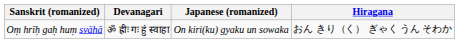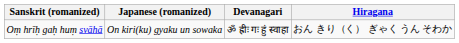columns swapped: (138, 12) <-> (231, 12)
